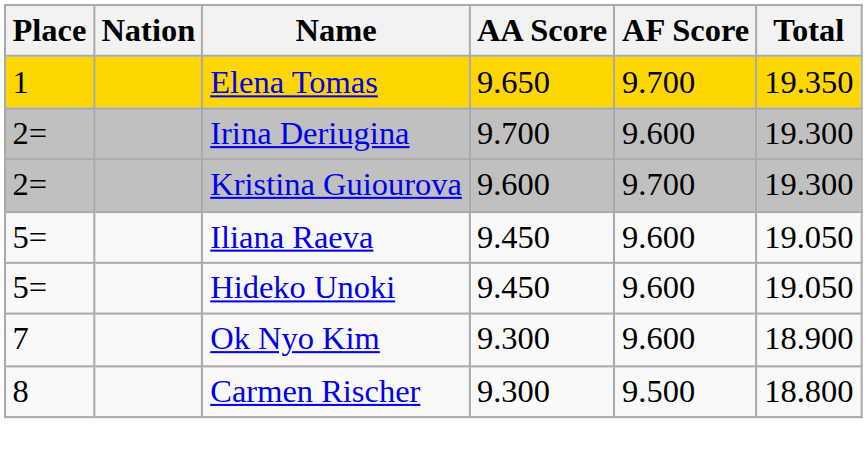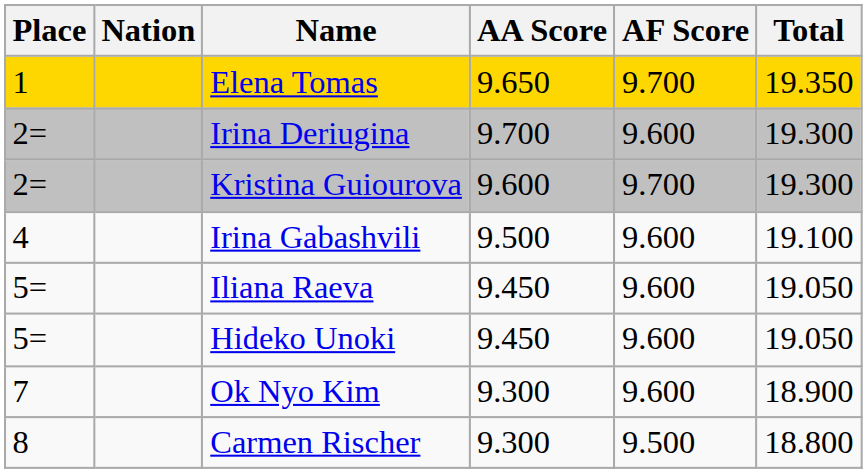+ row: (315, 236)
